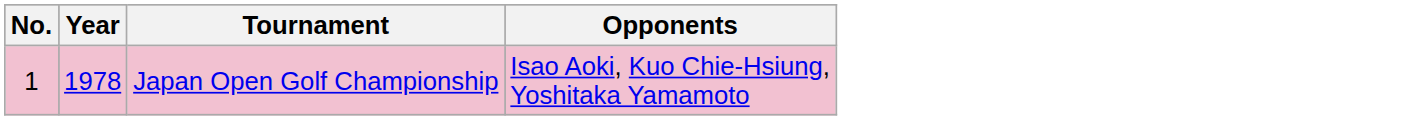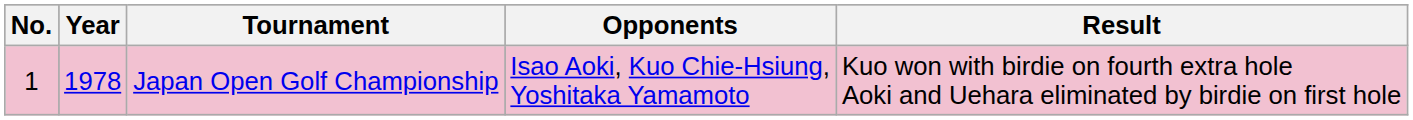+ column: (1122, 25)
